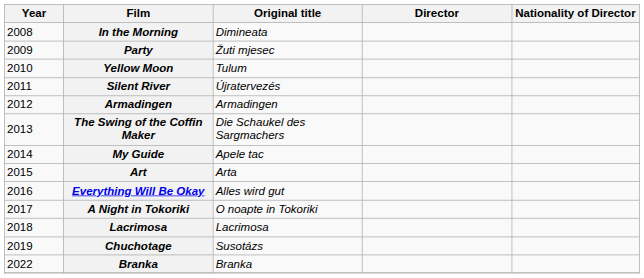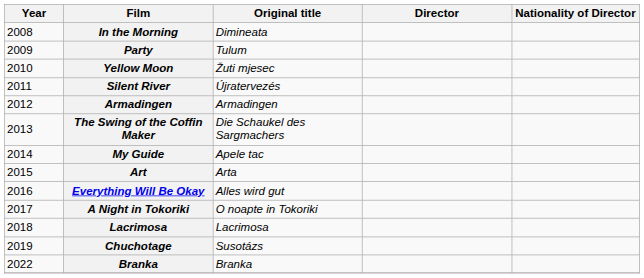(245, 50) Žuti mjesec -> (231, 50) Tulum
(231, 68) Tulum -> (245, 68) Žuti mjesec
